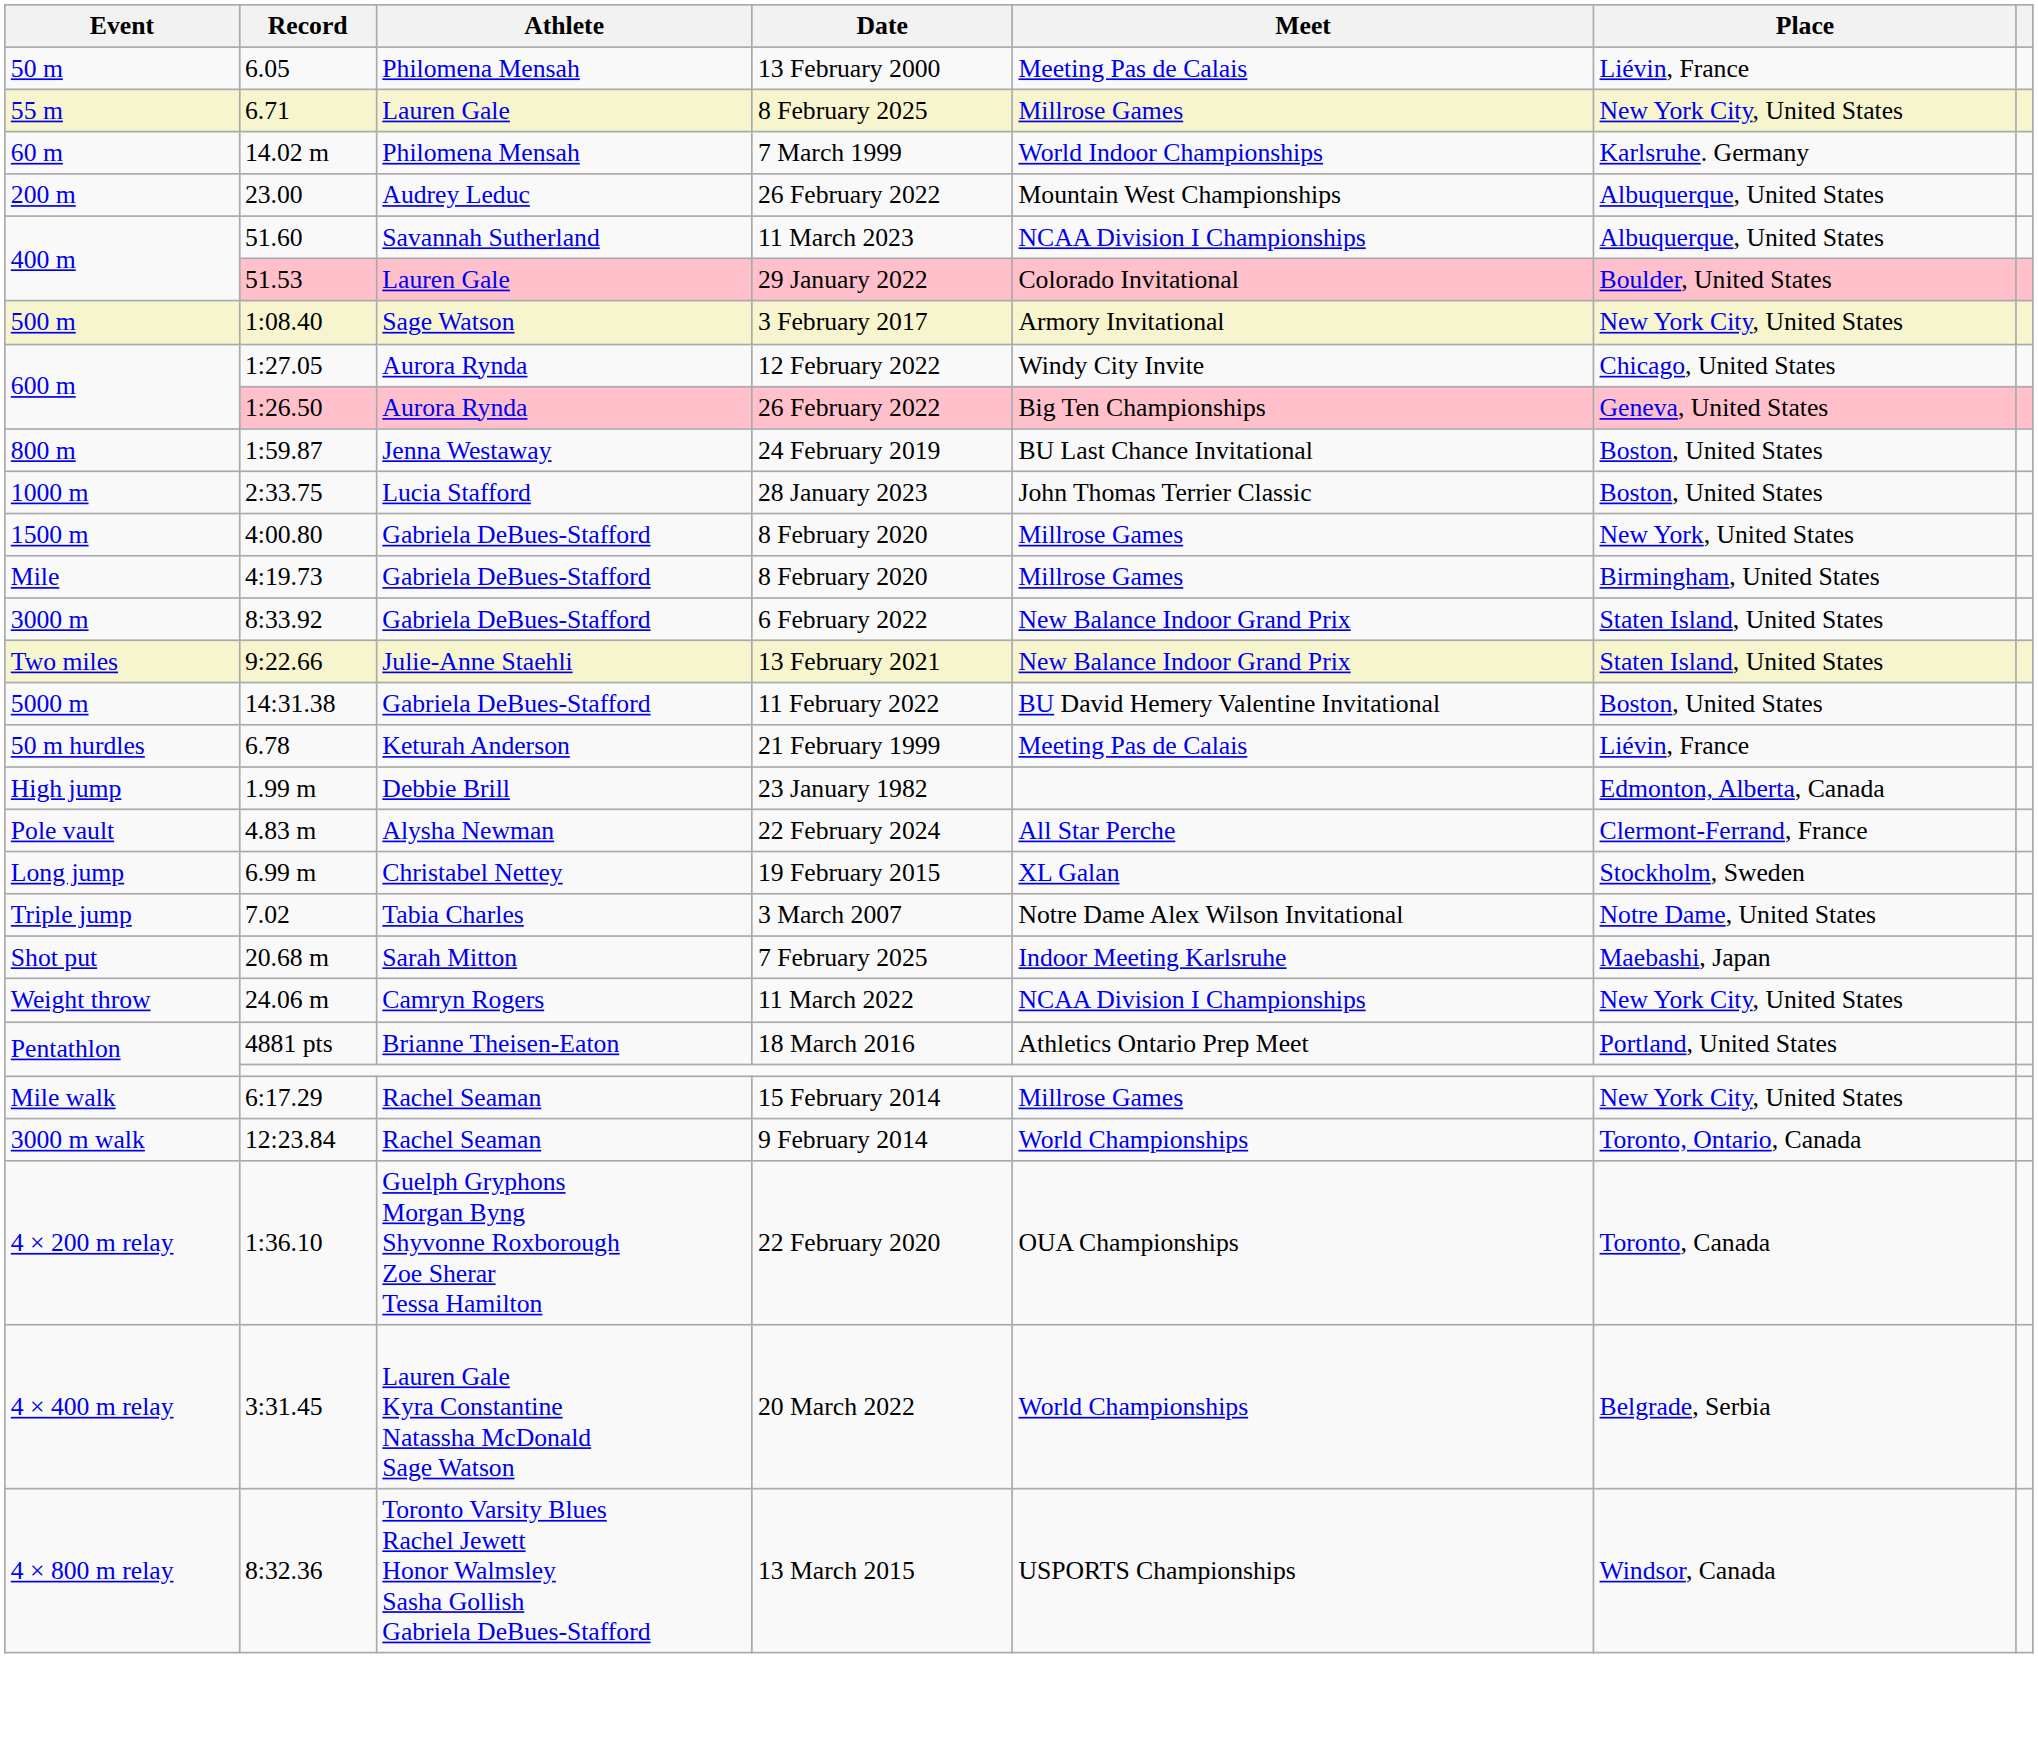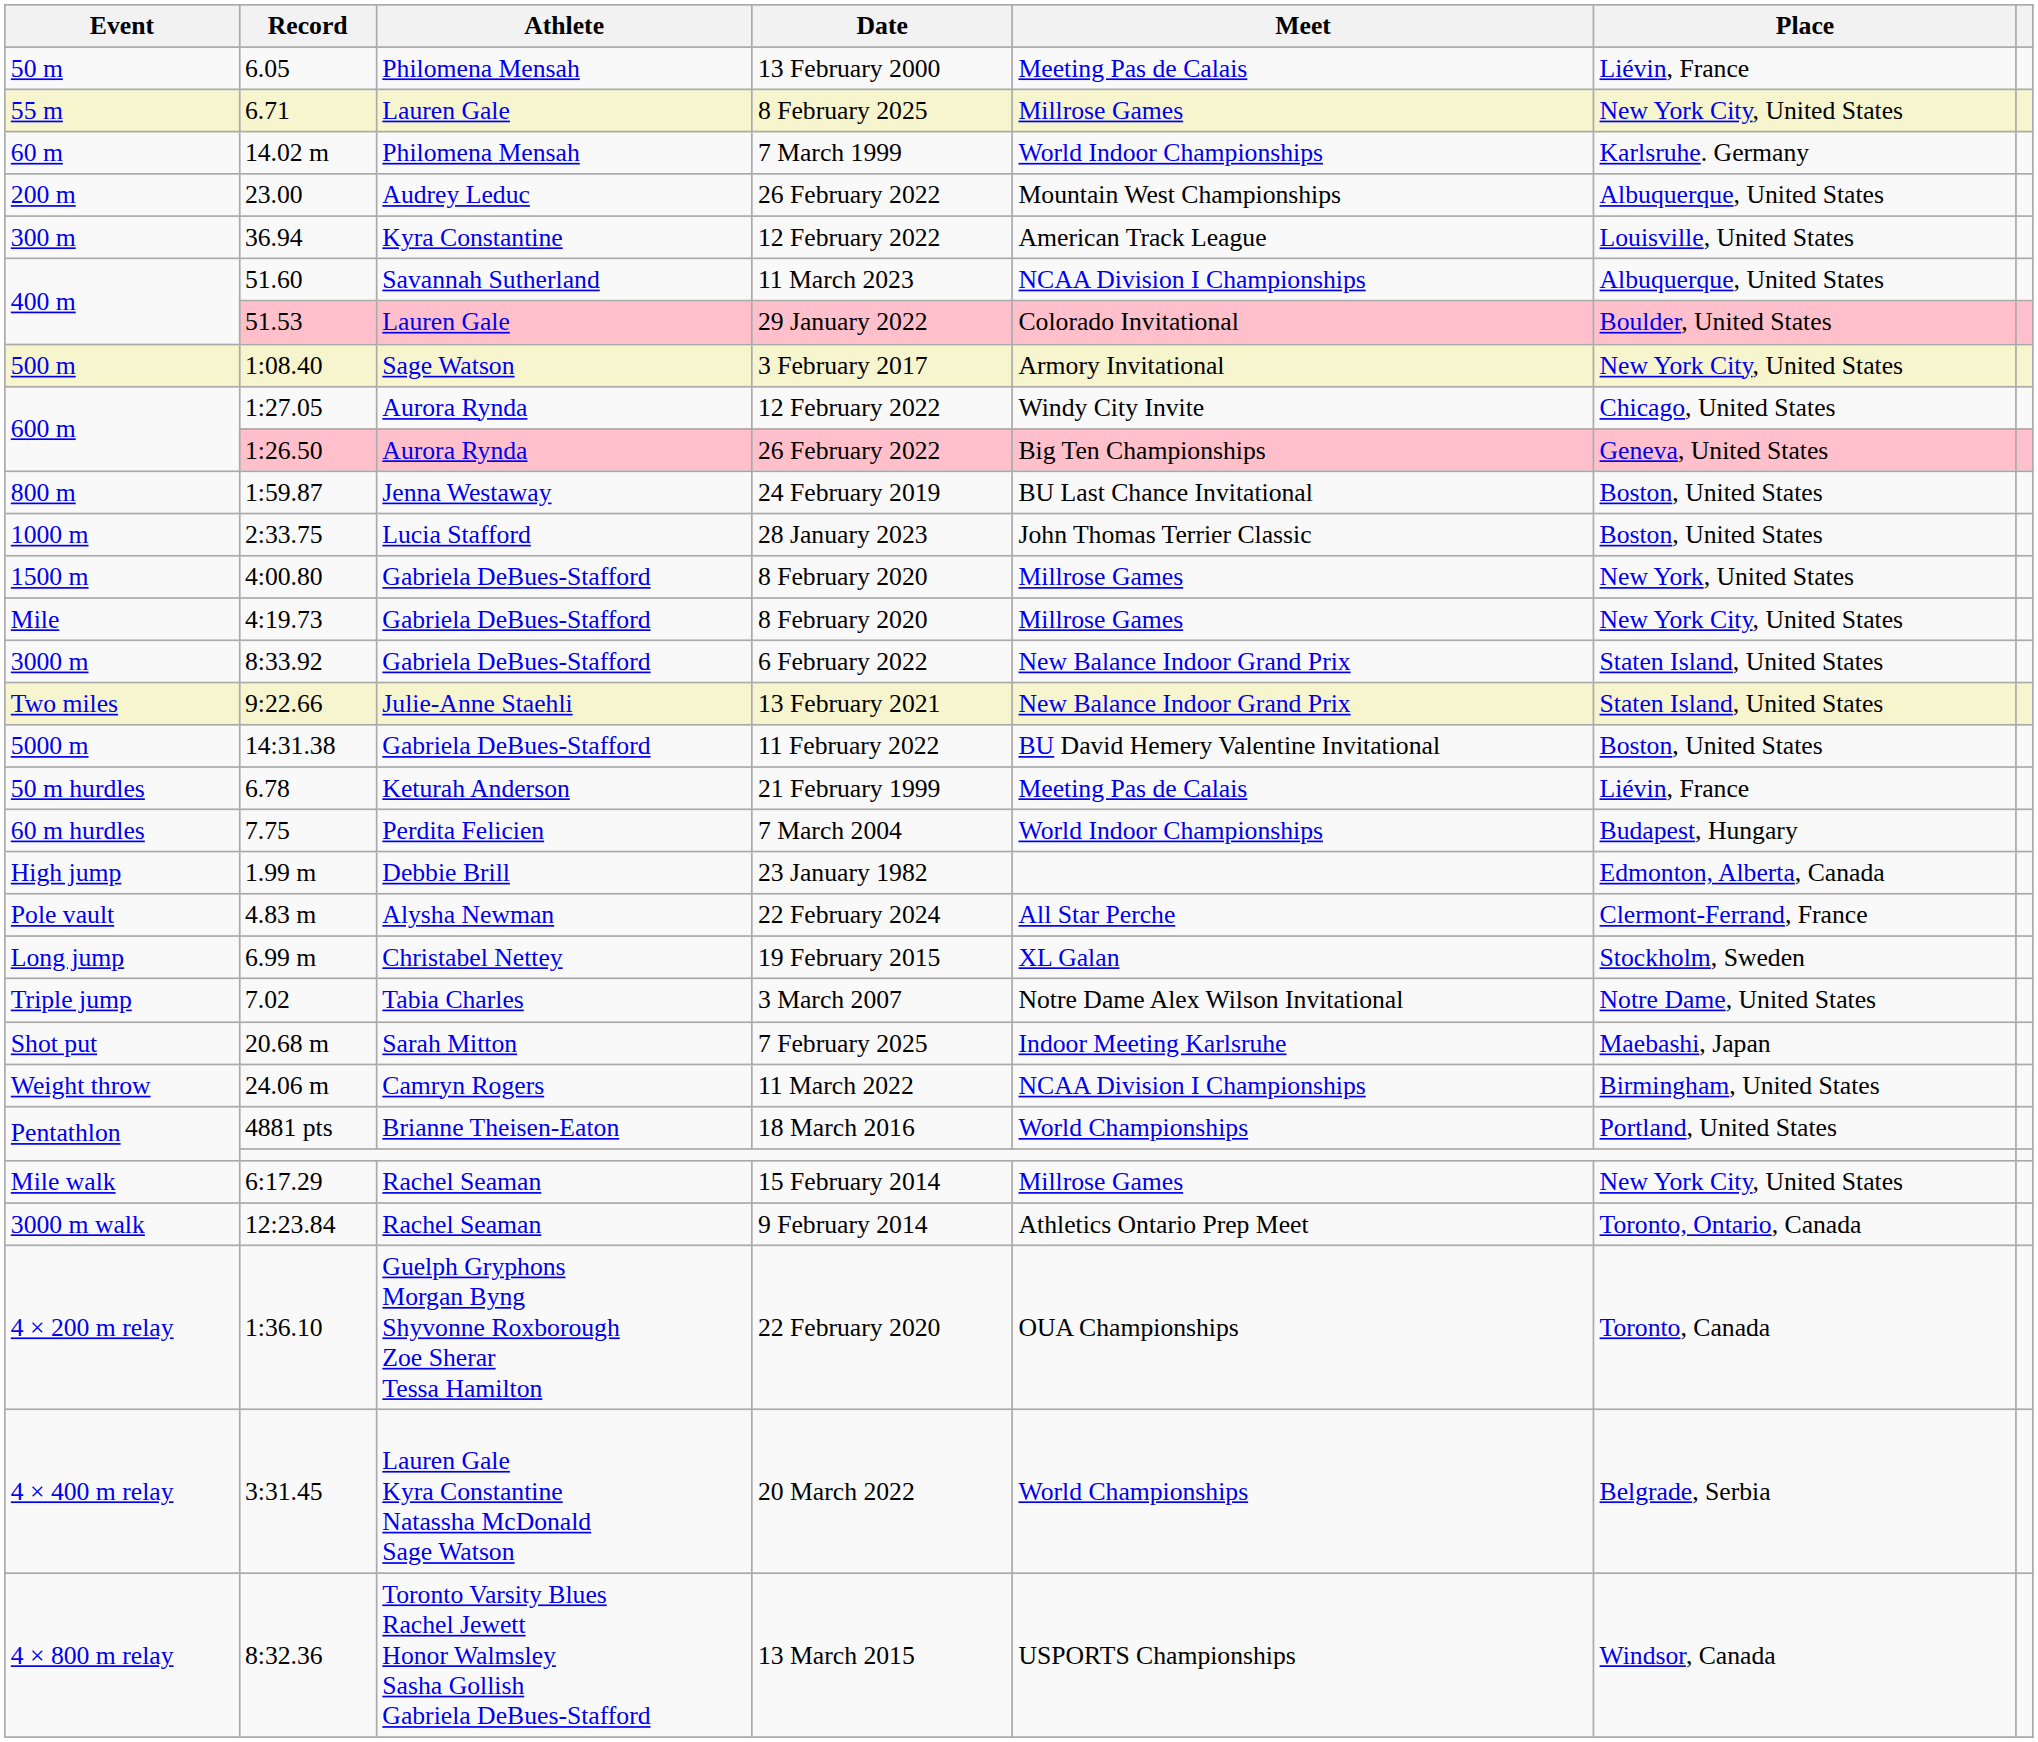+ row: (43, 237)
(1740, 576) Birmingham, United States -> (1751, 618) New York City, United States
+ row: (78, 830)
(1751, 1000) New York City, United States -> (1740, 1084) Birmingham, United States
(1164, 1042) Athletics Ontario Prep Meet -> (1133, 1127) World Championships
(1133, 1139) World Championships -> (1164, 1223) Athletics Ontario Prep Meet
